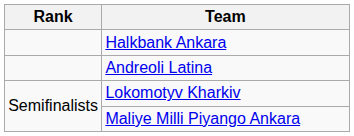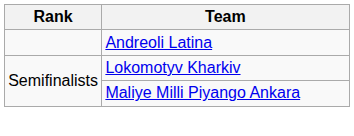- row: (166, 42)
